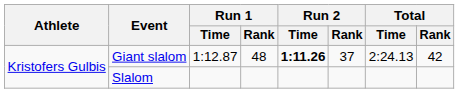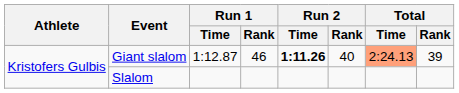(259, 57) 48 -> (259, 57) 46
(347, 57) 37 -> (347, 57) 40
(391, 57) no background -> (391, 57) lightsalmon background
(435, 57) 42 -> (435, 57) 39
